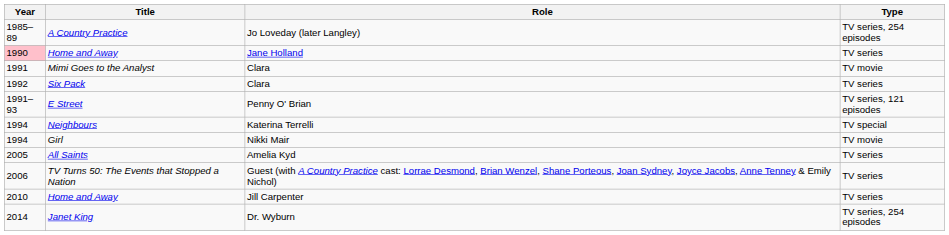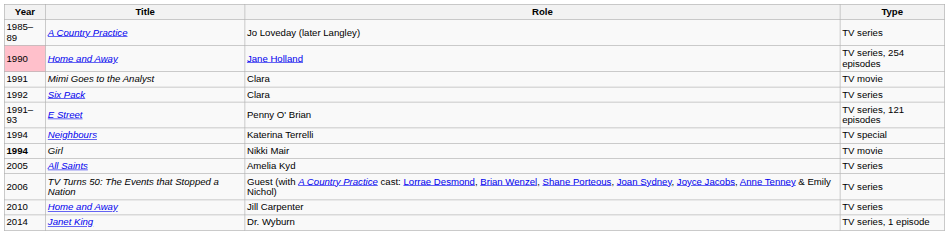(873, 32) TV series, 254 episodes -> (862, 32) TV series
(862, 53) TV series -> (873, 58) TV series, 254 episodes
(17, 140) normal -> (17, 151) bold
(873, 217) TV series, 254 episodes -> (886, 222) TV series, 1 episode
